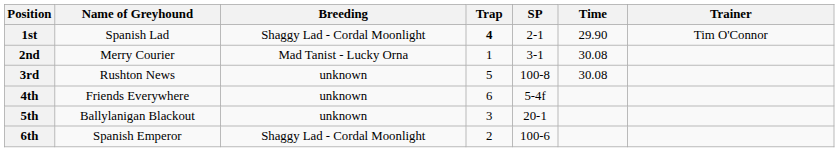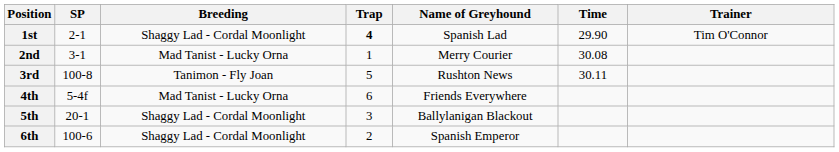columns swapped: (137, 14) <-> (535, 14)
(343, 75) unknown -> (223, 75) Tanimon - Fly Joan
(593, 75) 30.08 -> (593, 75) 30.11
(343, 95) unknown -> (223, 95) Mad Tanist - Lucky Orna
(343, 116) unknown -> (223, 116) Shaggy Lad - Cordal Moonlight
